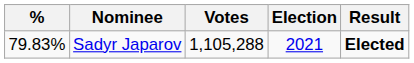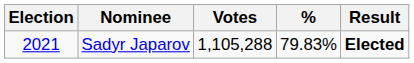columns swapped: (304, 17) <-> (37, 17)
